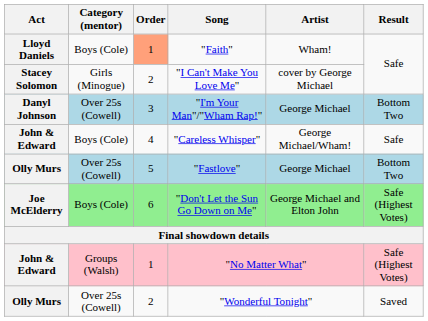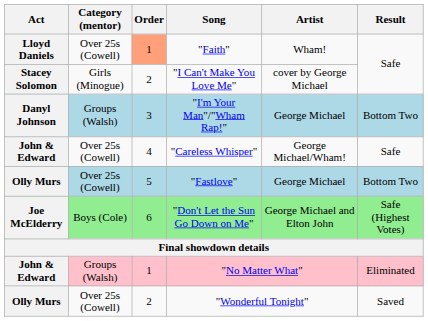(101, 49) Boys (Cole) -> (100, 49) Over 25s (Cowell)
(101, 109) Over 25s (Cowell) -> (100, 115) Groups (Walsh)
(101, 139) Boys (Cole) -> (100, 151) Over 25s (Cowell)
(394, 265) Safe (Highest Votes) -> (390, 271) Eliminated
